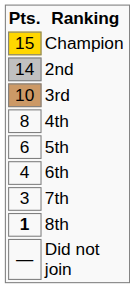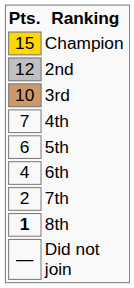(25, 69) 14 -> (25, 69) 12
(25, 121) 8 -> (25, 121) 7
(25, 199) 3 -> (25, 199) 2
